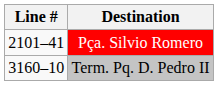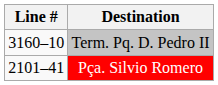rows swapped: (141, 42) <-> (141, 67)
